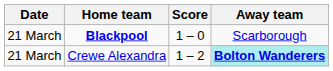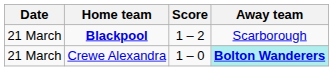(190, 35) 1 – 0 -> (190, 35) 1 – 2
(190, 55) 1 – 2 -> (190, 55) 1 – 0
